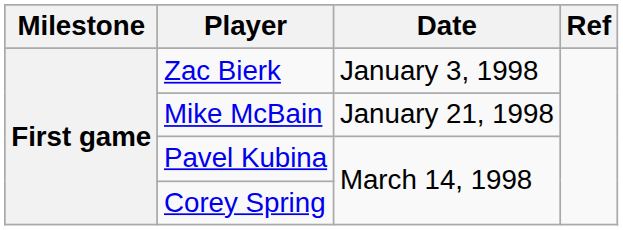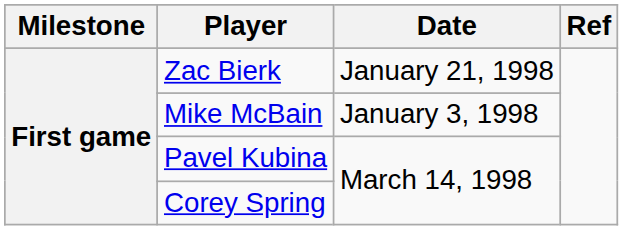(439, 70) January 3, 1998 -> (447, 70) January 21, 1998
(447, 114) January 21, 1998 -> (439, 114) January 3, 1998
